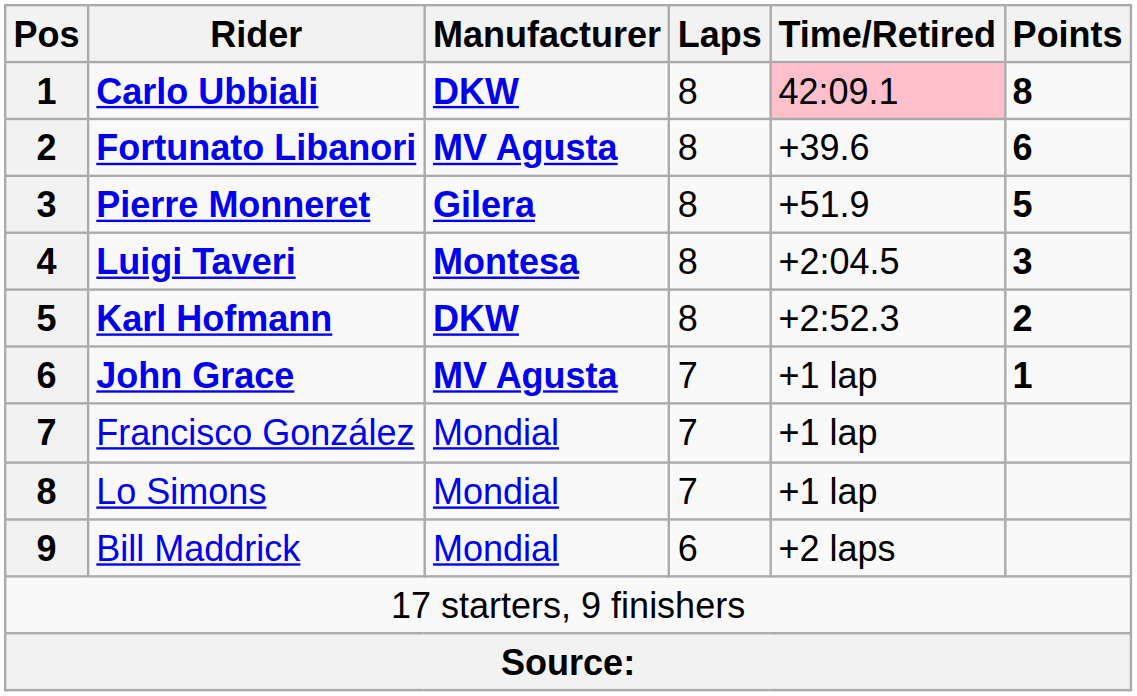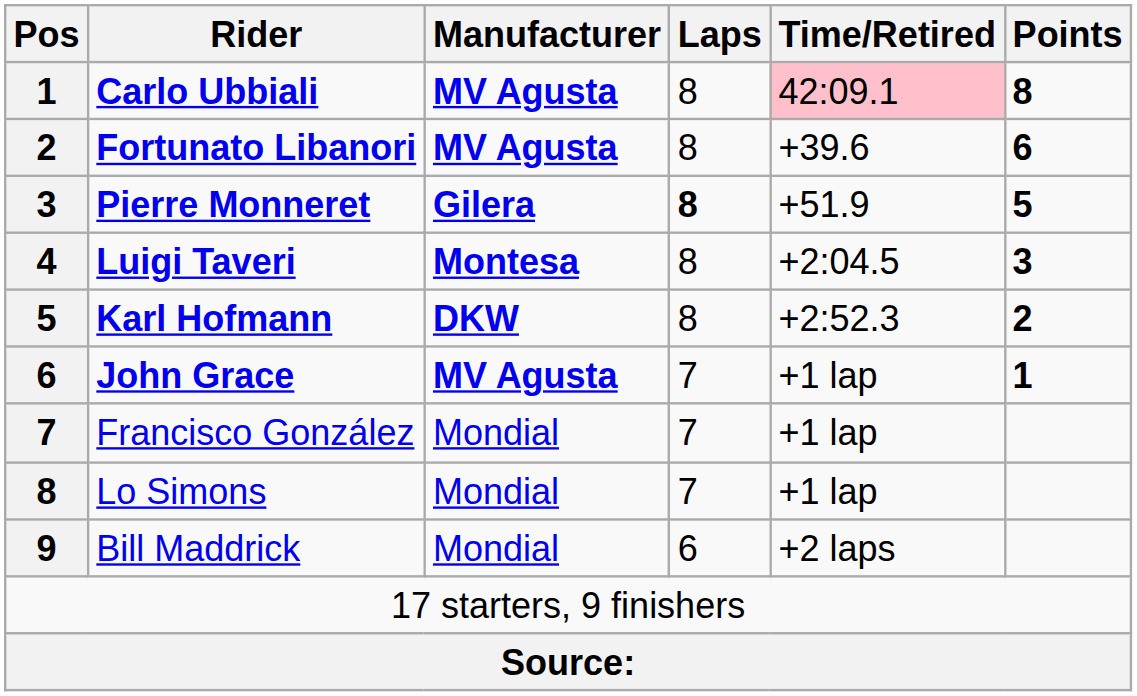(476, 91) DKW -> (525, 91) MV Agusta
(688, 205) normal -> (688, 205) bold
